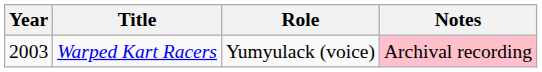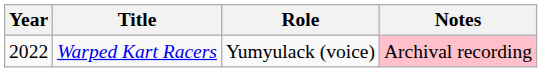(29, 50) 2003 -> (29, 50) 2022
